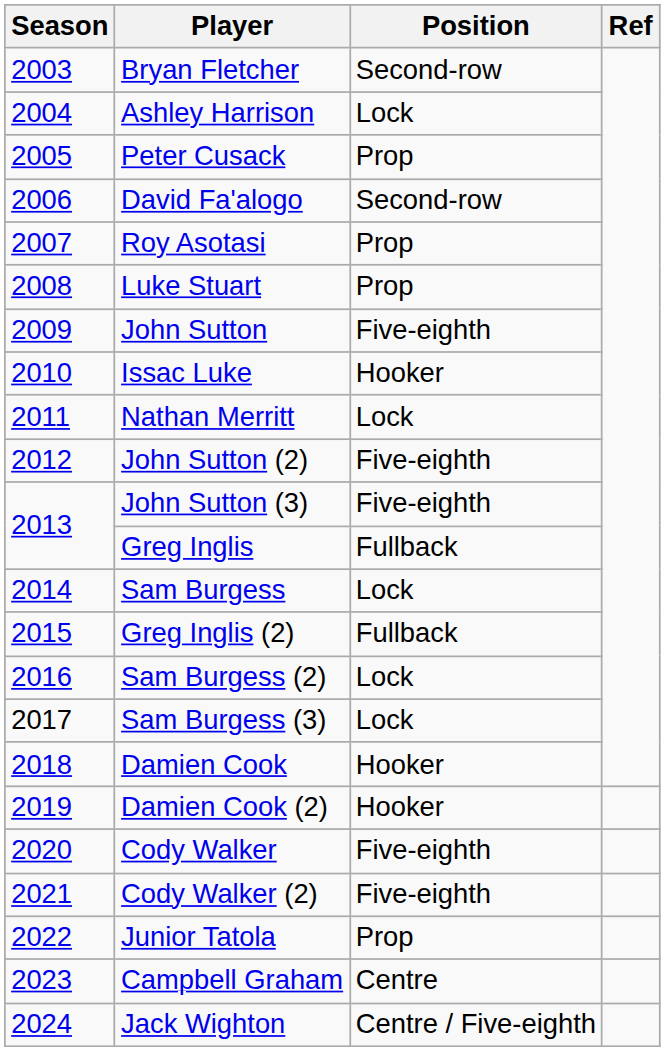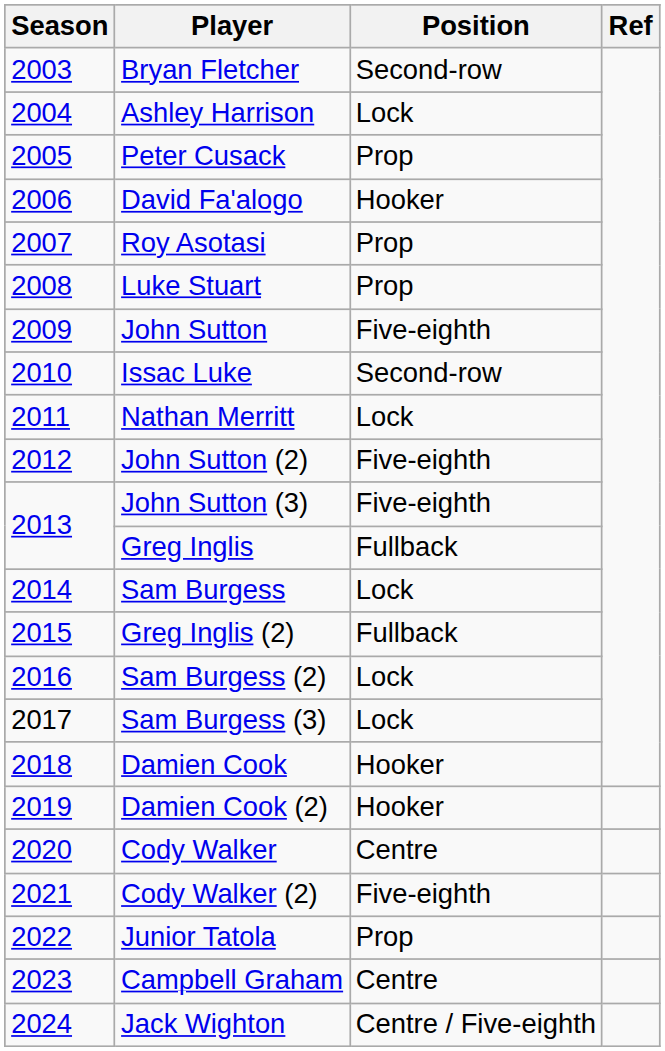(429, 199) Second-row -> (400, 199) Hooker
(400, 373) Hooker -> (429, 373) Second-row
(423, 850) Five-eighth -> (397, 850) Centre
